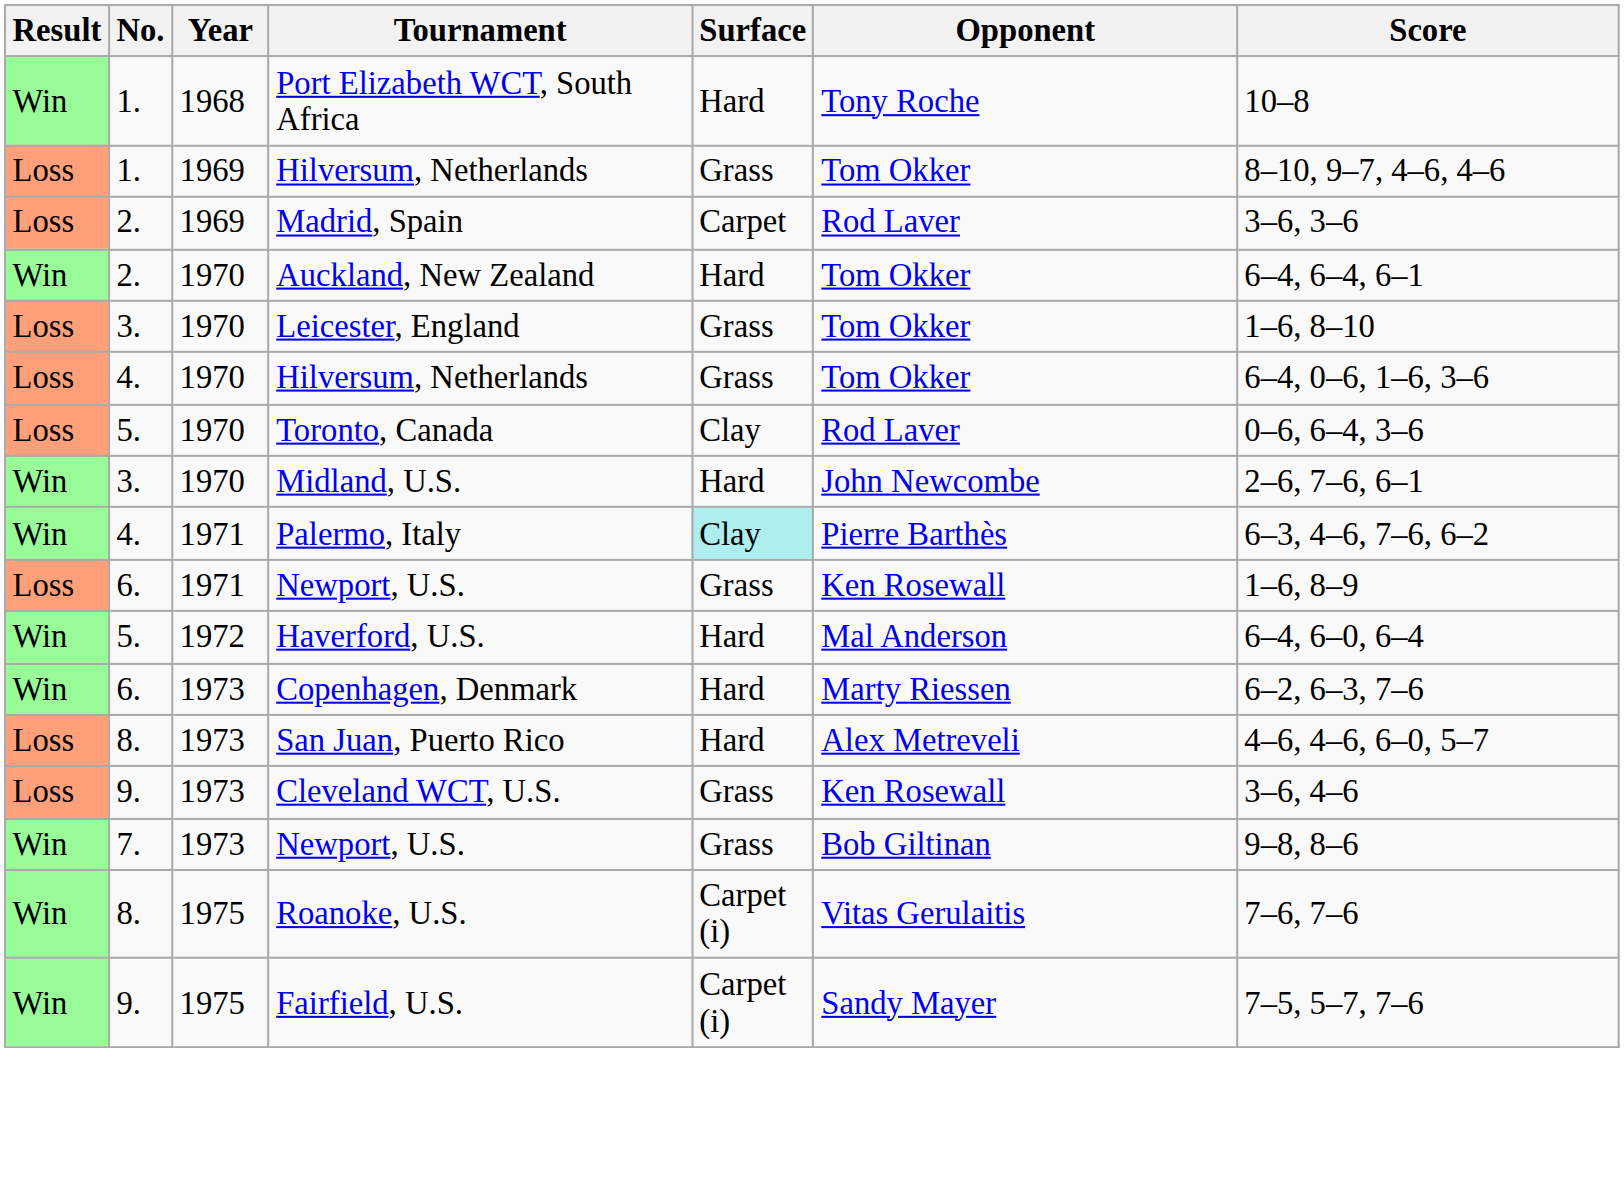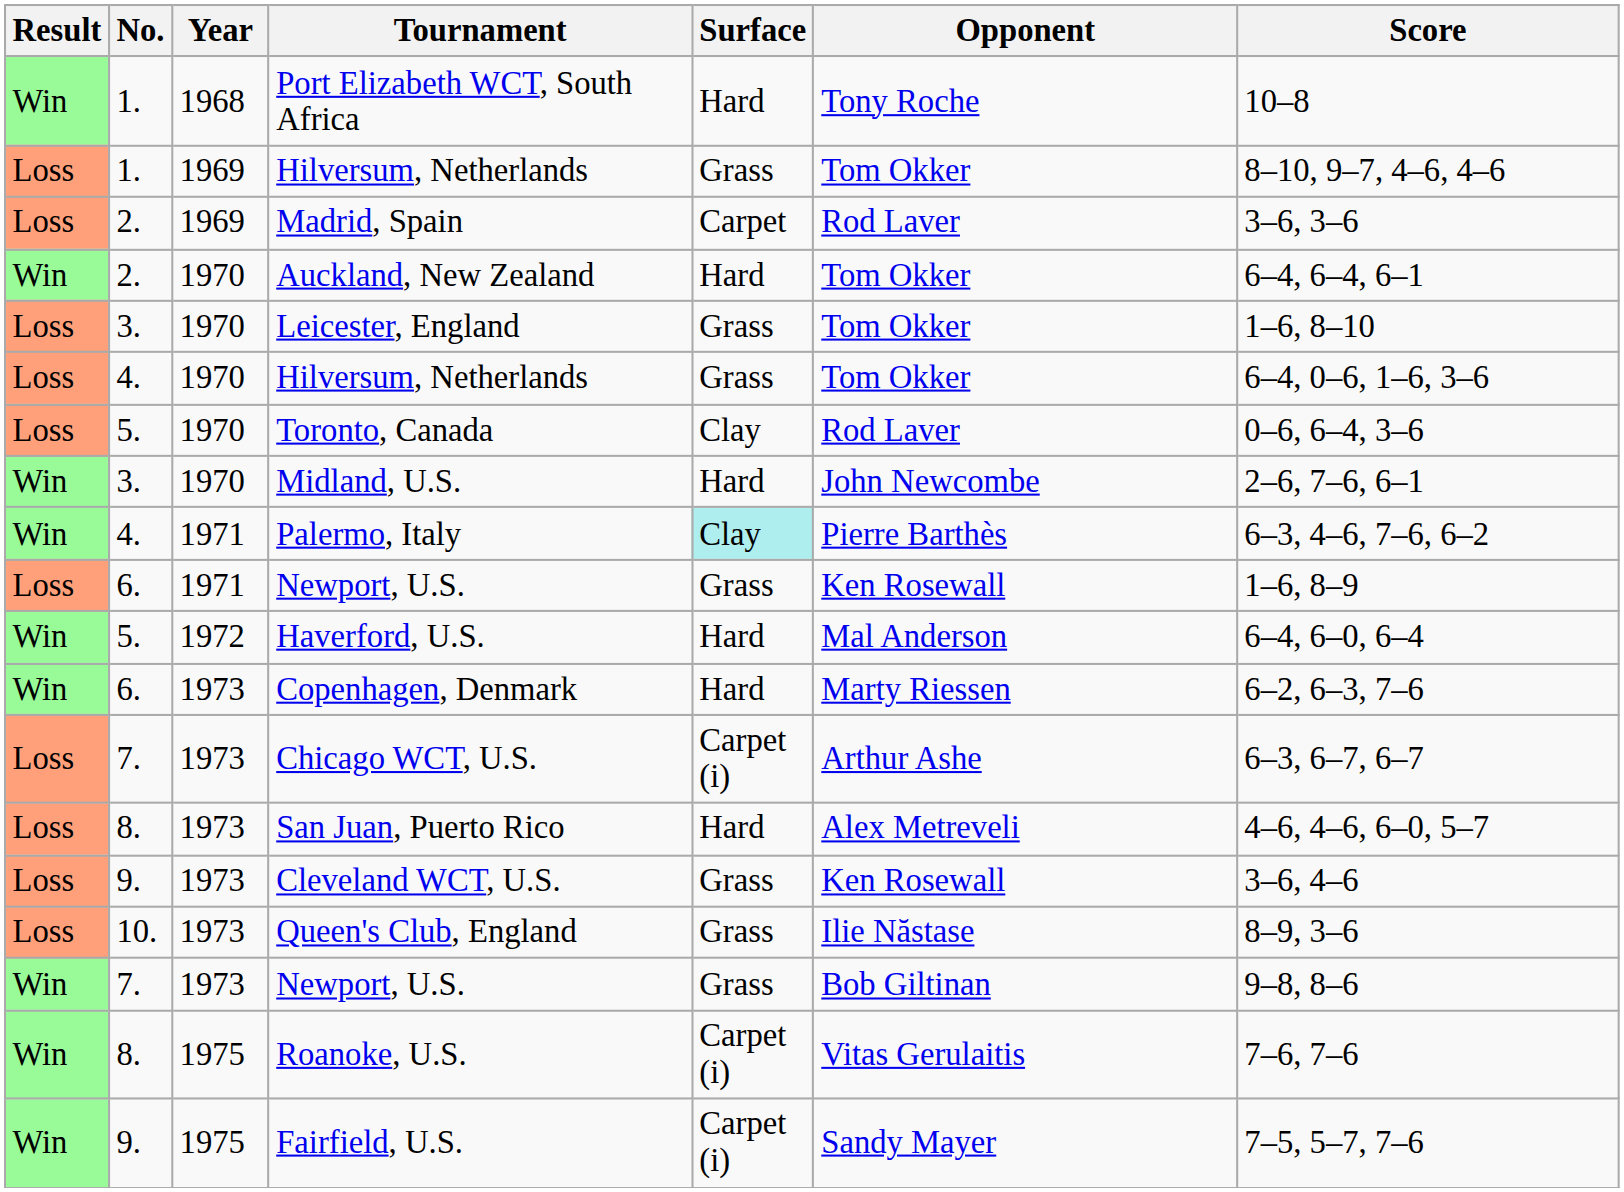+ row: (129, 758)
+ row: (137, 932)
